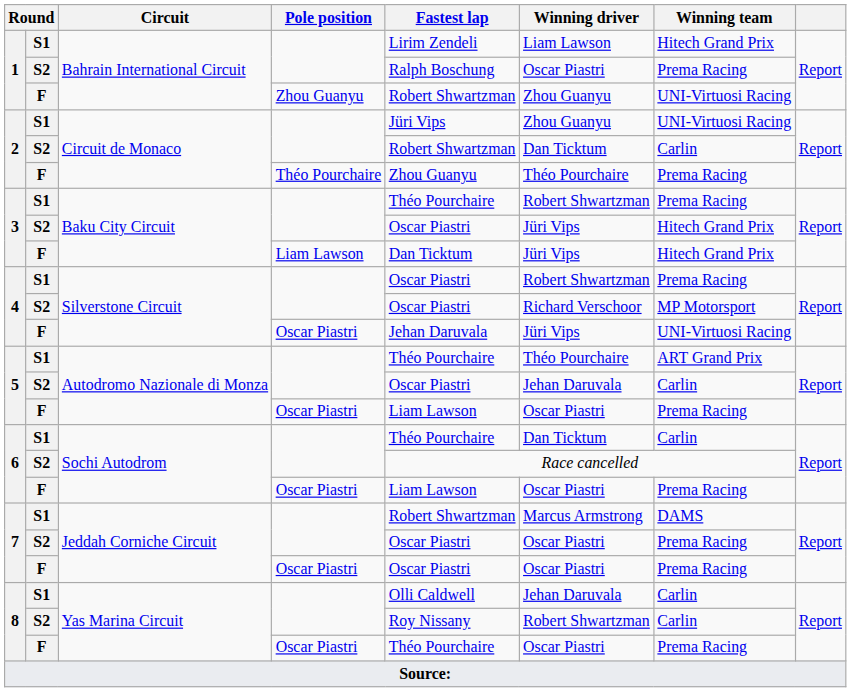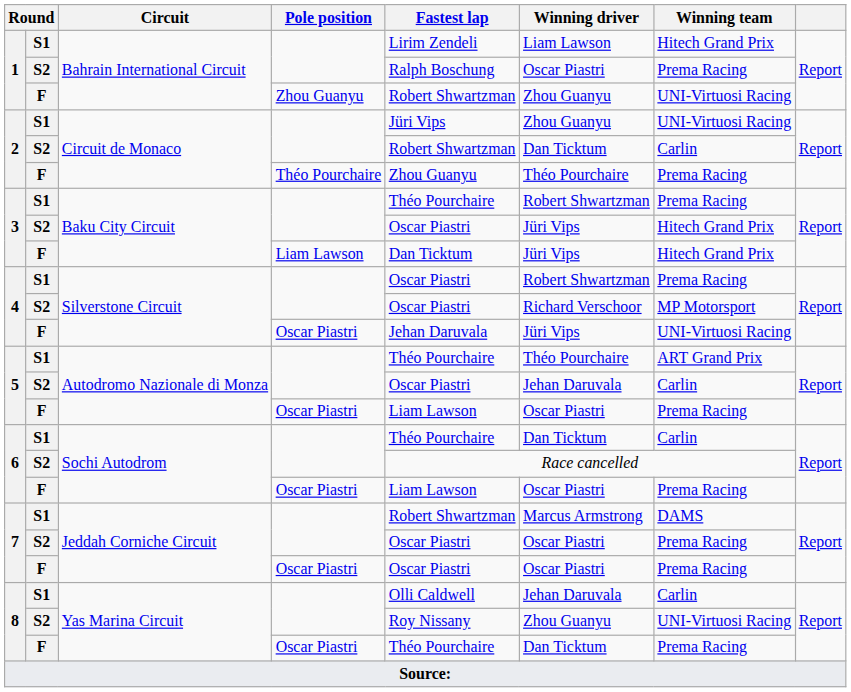(586, 621) Robert Shwartzman -> (567, 621) Zhou Guanyu
(677, 621) Carlin -> (724, 621) UNI-Virtuosi Racing
(564, 647) Oscar Piastri -> (565, 647) Dan Ticktum
